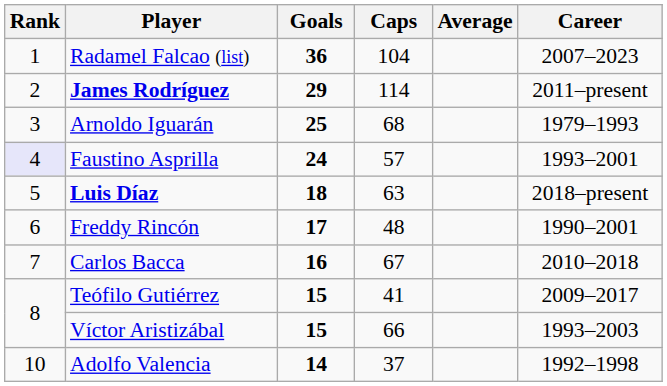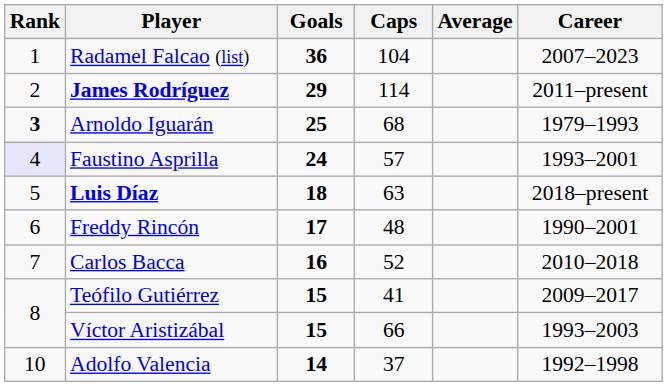(35, 124) normal -> (35, 124) bold
(394, 261) 67 -> (394, 261) 52
